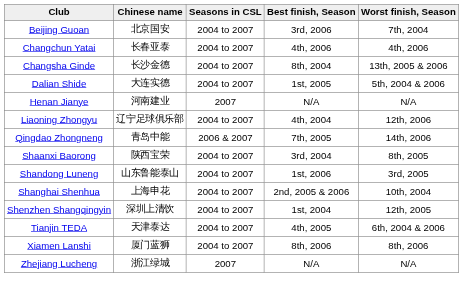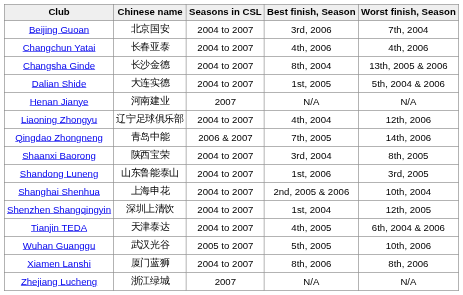+ row: (59, 245)
